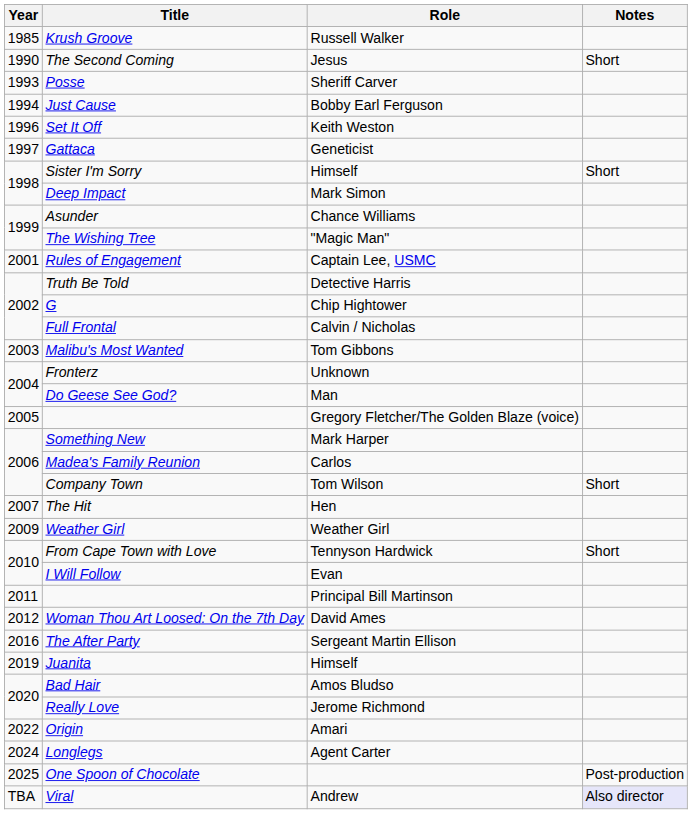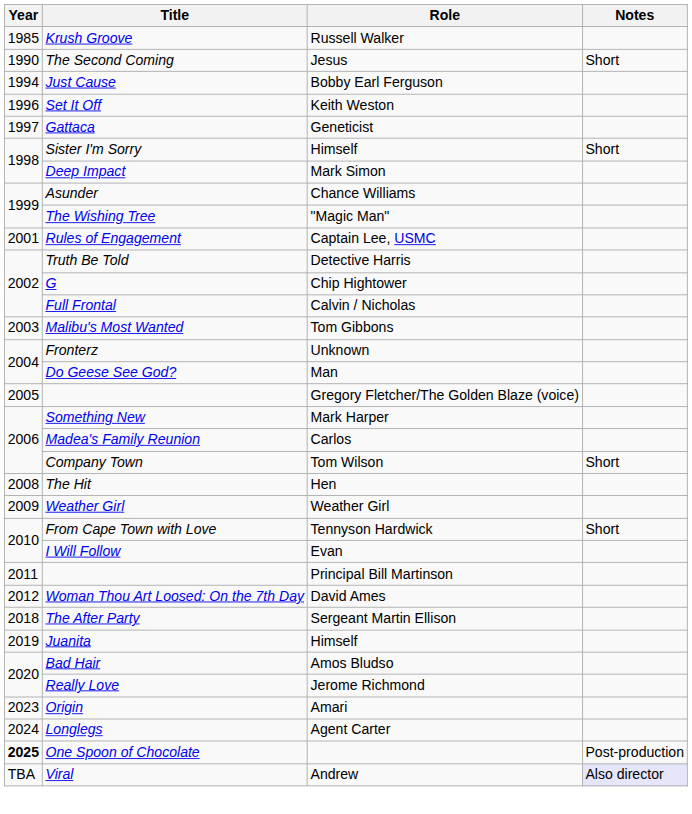- row: (65, 82)
(23, 506) 2007 -> (23, 484) 2008
(23, 640) 2016 -> (23, 618) 2018
(23, 730) 2022 -> (23, 707) 2023
(23, 774) normal -> (23, 752) bold
